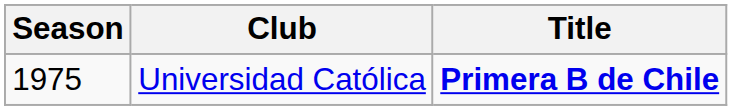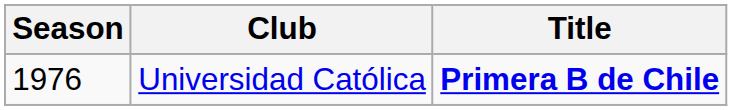(47, 79) 1975 -> (47, 79) 1976
